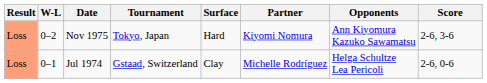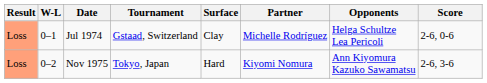rows swapped: (84, 64) <-> (87, 35)
